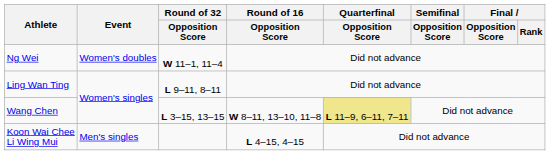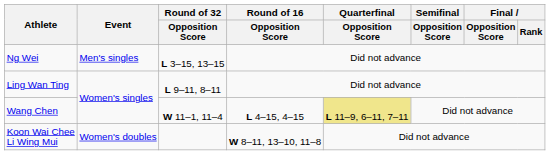(118, 58) Women's doubles -> (109, 58) Men's singles
(193, 64) W 11–1, 11–4 -> (193, 64) L 3–15, 13–15
(193, 116) L 3–15, 13–15 -> (193, 116) W 11–1, 11–4
(275, 116) W 8–11, 13–10, 11–8 -> (275, 116) L 4–15, 4–15
(109, 137) Men's singles -> (118, 137) Women's doubles
(275, 143) L 4–15, 4–15 -> (275, 143) W 8–11, 13–10, 11–8
